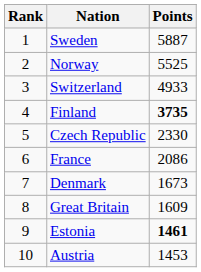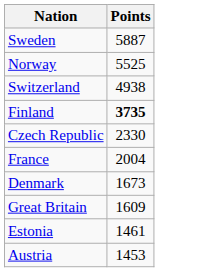- column: (25, 16)
(173, 87) 4933 -> (131, 87) 4938
(173, 159) 2086 -> (131, 159) 2004
(173, 231) bold -> (131, 231) normal
